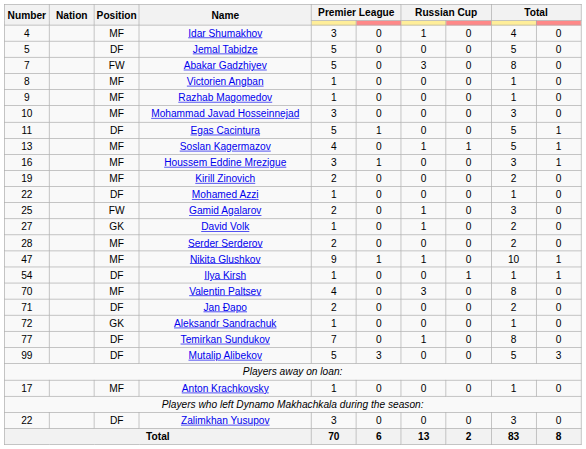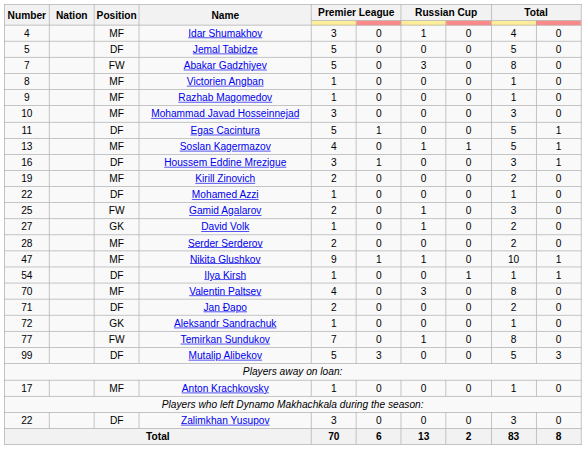(117, 162) MF -> (117, 162) DF
(117, 340) DF -> (117, 340) FW
